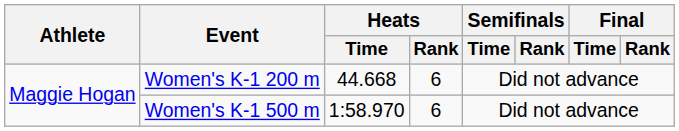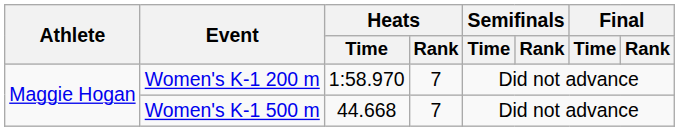(367, 80) 44.668 -> (367, 80) 1:58.970
(436, 80) 6 -> (436, 80) 7
(367, 111) 1:58.970 -> (367, 111) 44.668
(436, 111) 6 -> (436, 111) 7
